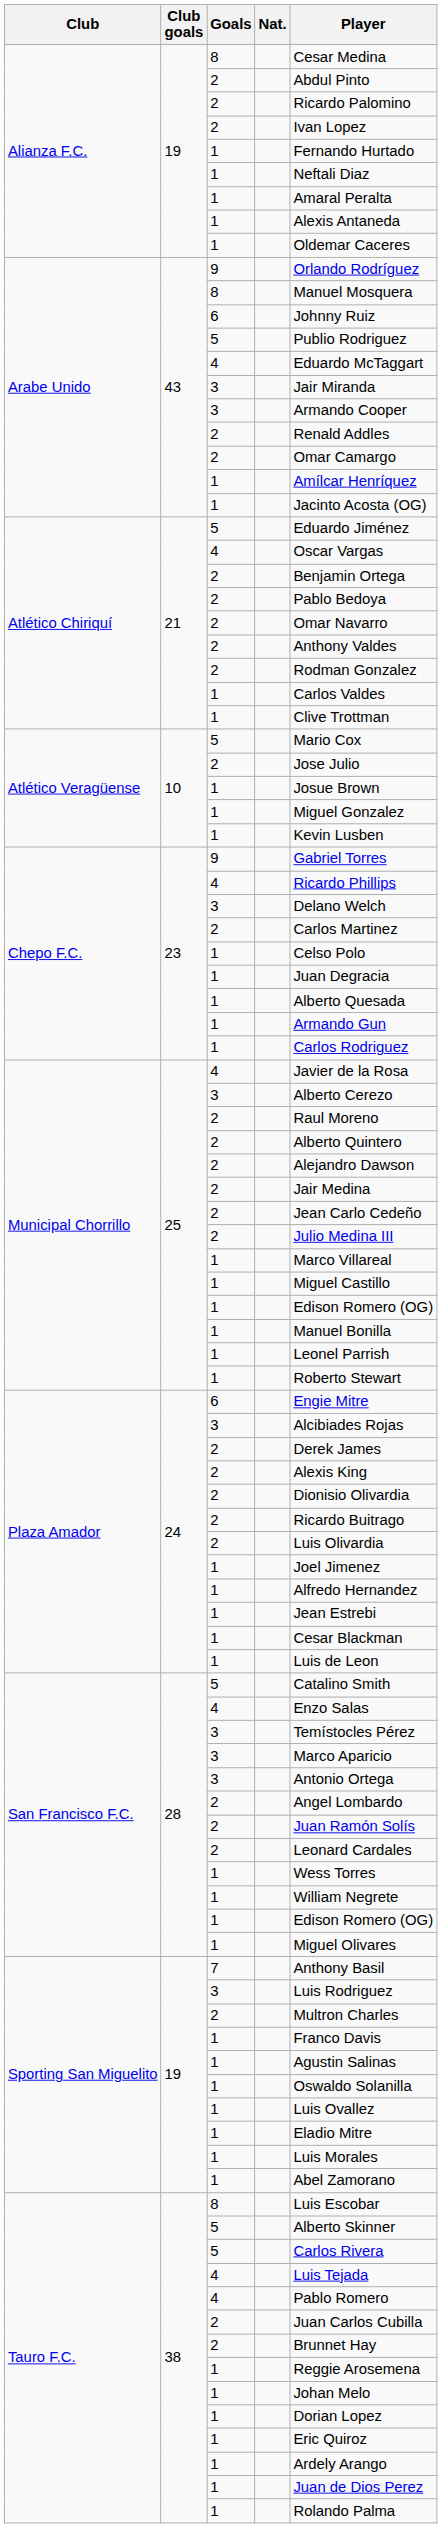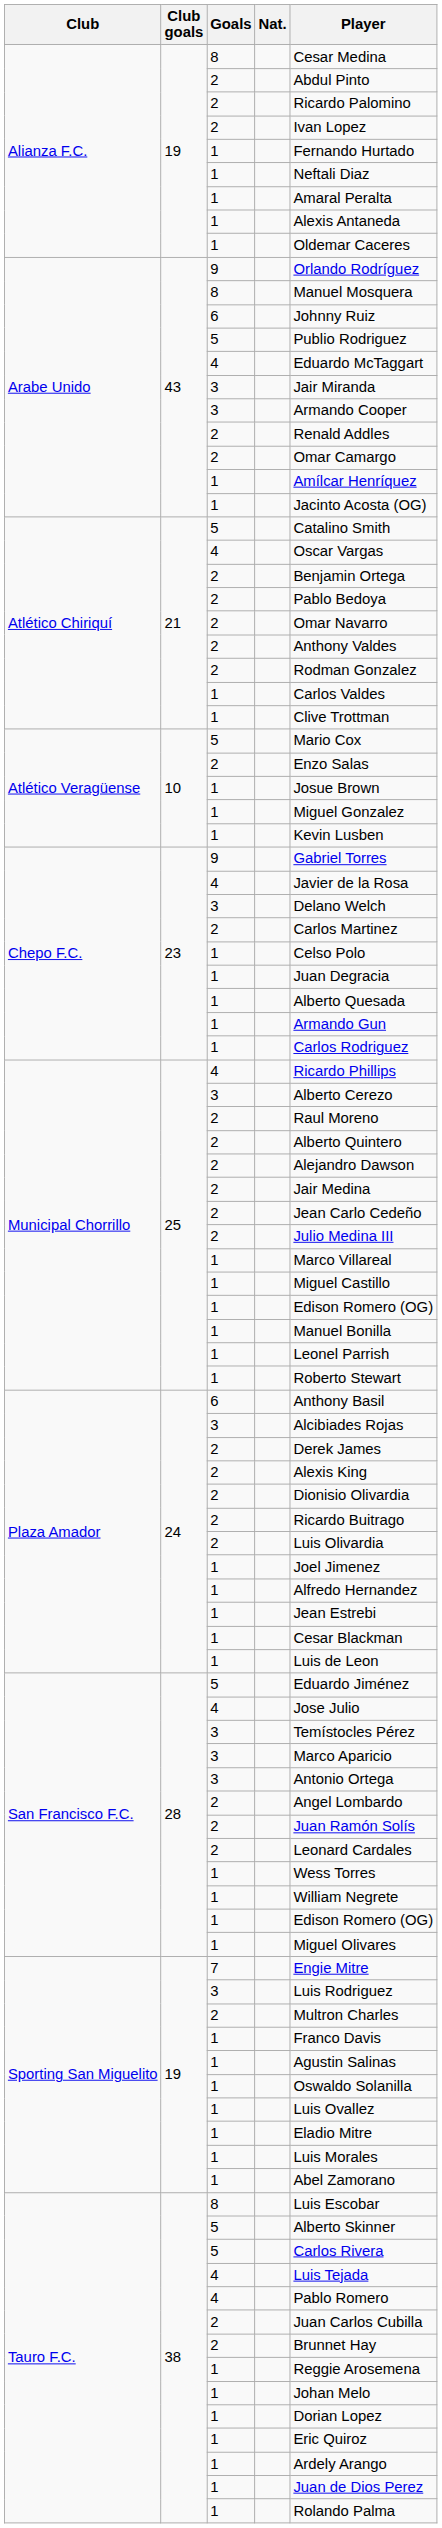(351, 528) Eduardo Jiménez -> (342, 528) Catalino Smith
(326, 764) Jose Julio -> (331, 764) Enzo Salas
(345, 882) Ricardo Phillips -> (351, 882) Javier de la Rosa
(351, 1071) Javier de la Rosa -> (345, 1071) Ricardo Phillips
(331, 1401) Engie Mitre -> (339, 1401) Anthony Basil
(342, 1684) Catalino Smith -> (351, 1684) Eduardo Jiménez
(331, 1708) Enzo Salas -> (326, 1708) Jose Julio
(339, 1968) Anthony Basil -> (331, 1968) Engie Mitre
